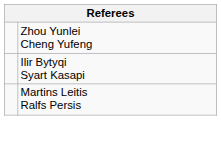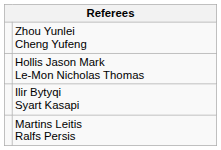+ row: (80, 68)
